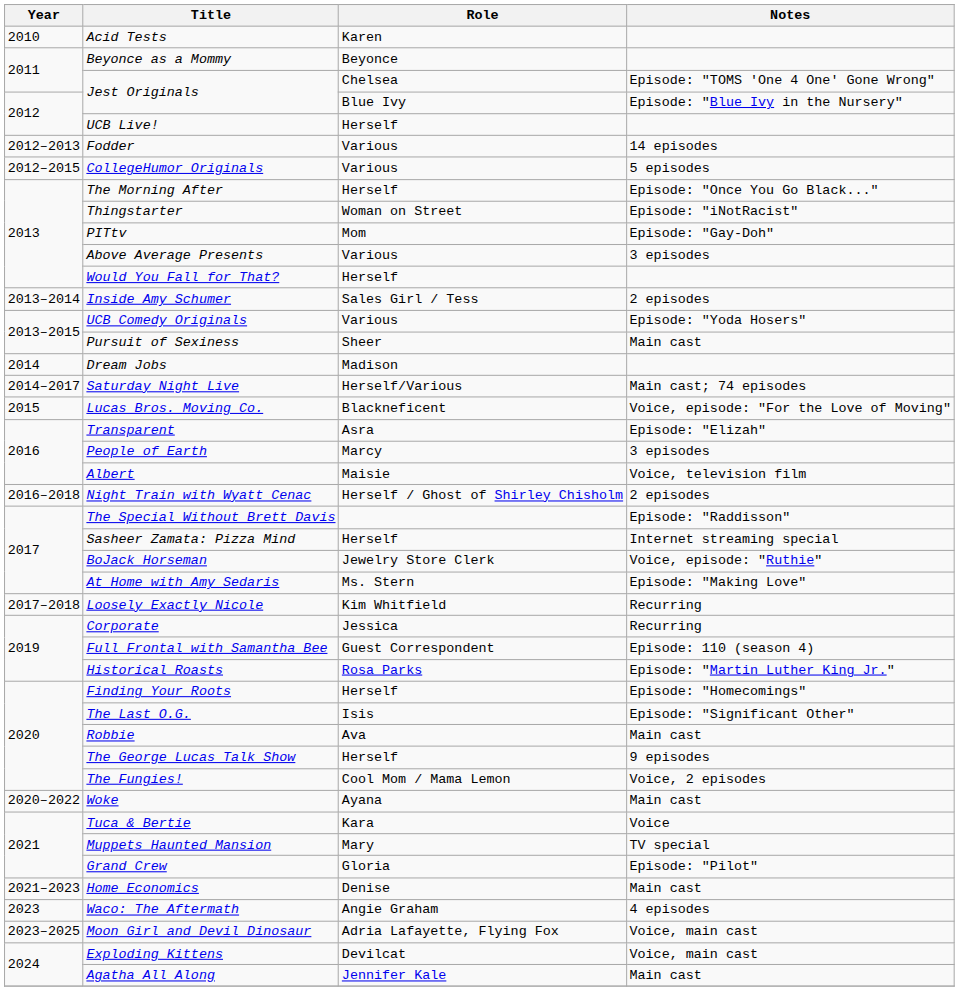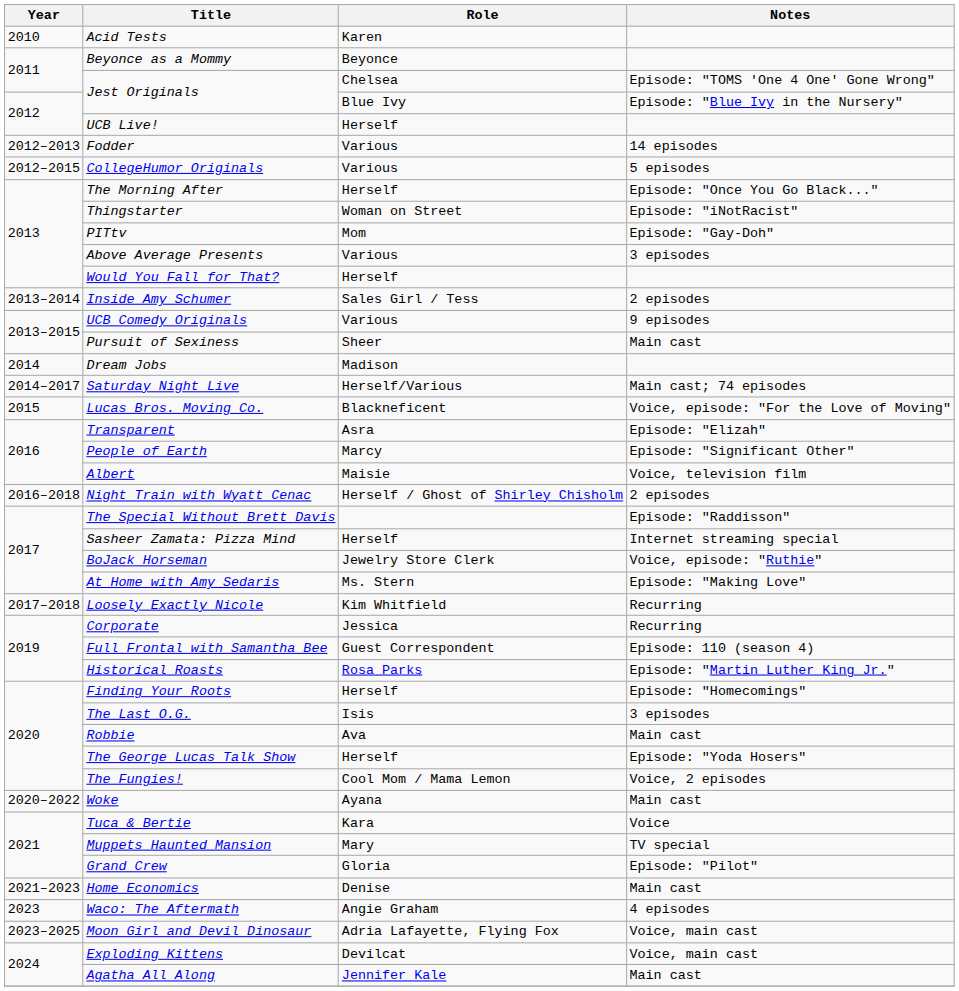(718, 321) Episode: "Yoda Hosers" -> (670, 321) 9 episodes
(670, 452) 3 episodes -> (742, 452) Episode: "Significant Other"
(742, 714) Episode: "Significant Other" -> (670, 714) 3 episodes
(670, 757) 9 episodes -> (718, 757) Episode: "Yoda Hosers"
